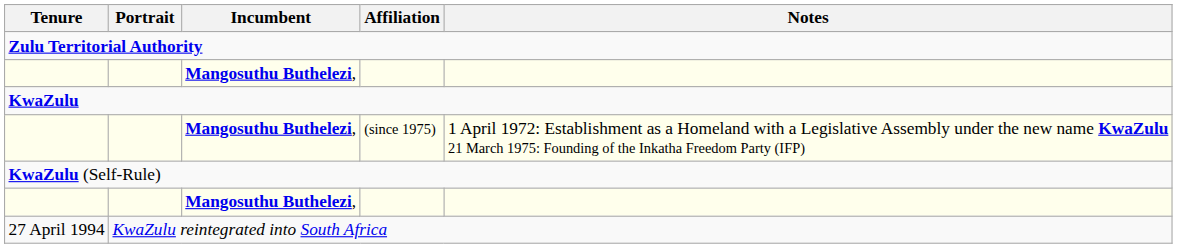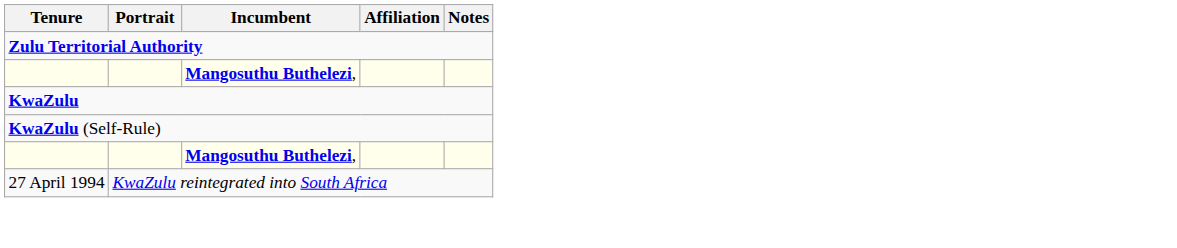- row: (57, 138)
